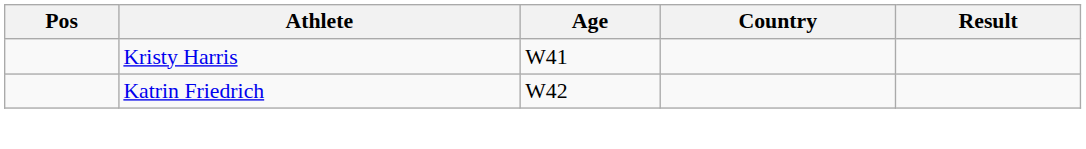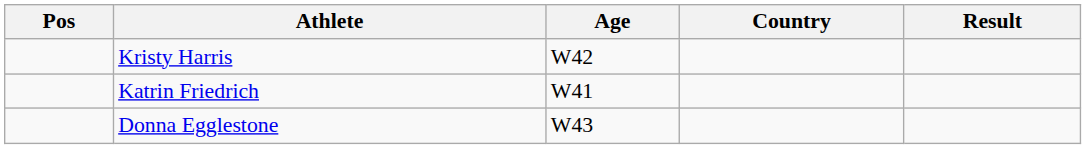(546, 56) W41 -> (572, 56) W42
(546, 90) W42 -> (572, 90) W41
+ row: (198, 125)
